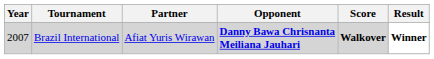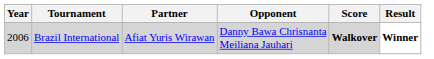(18, 38) 2007 -> (18, 38) 2006
(277, 38) bold -> (273, 38) normal
